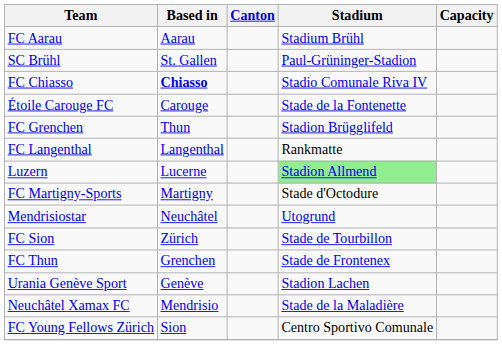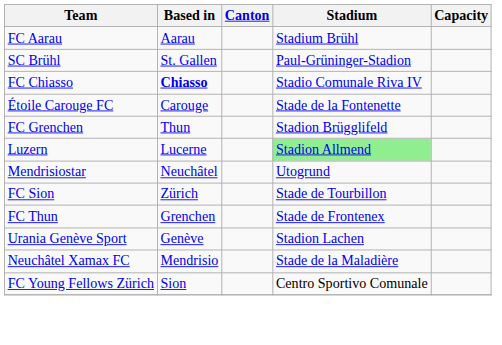- row: (50, 149)
- row: (65, 194)
